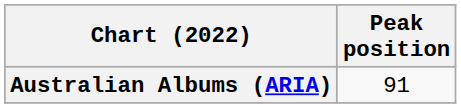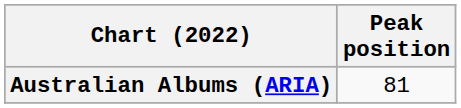(397, 85) 91 -> (397, 85) 81
